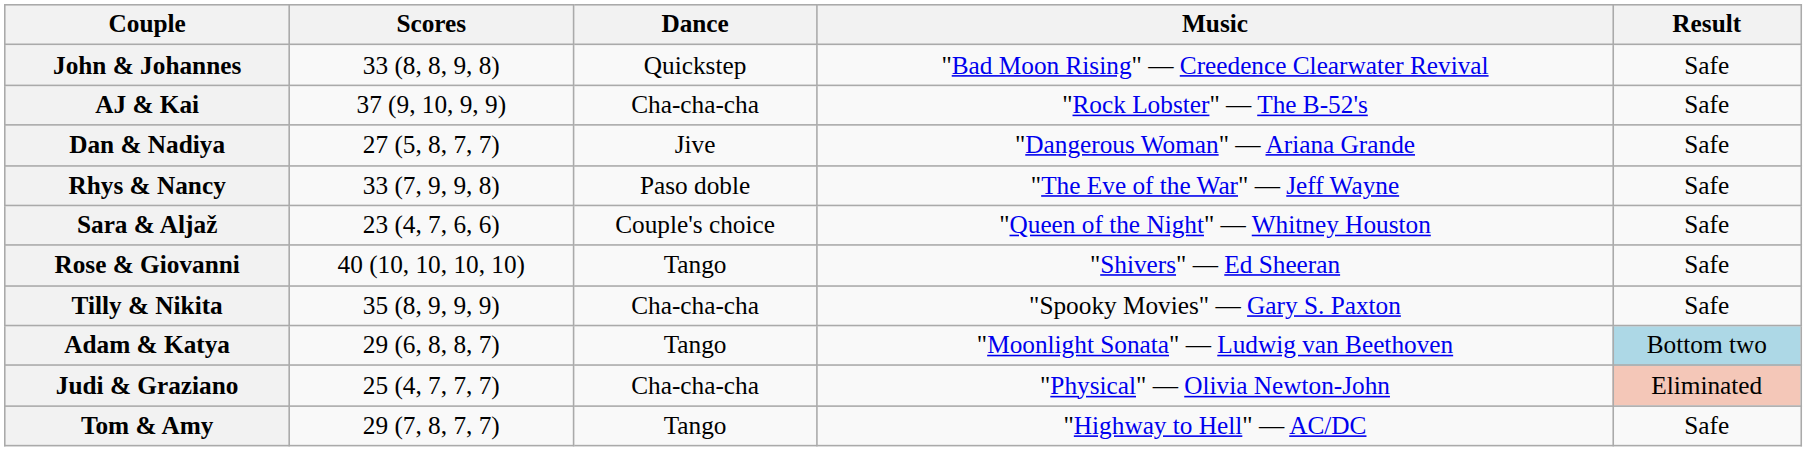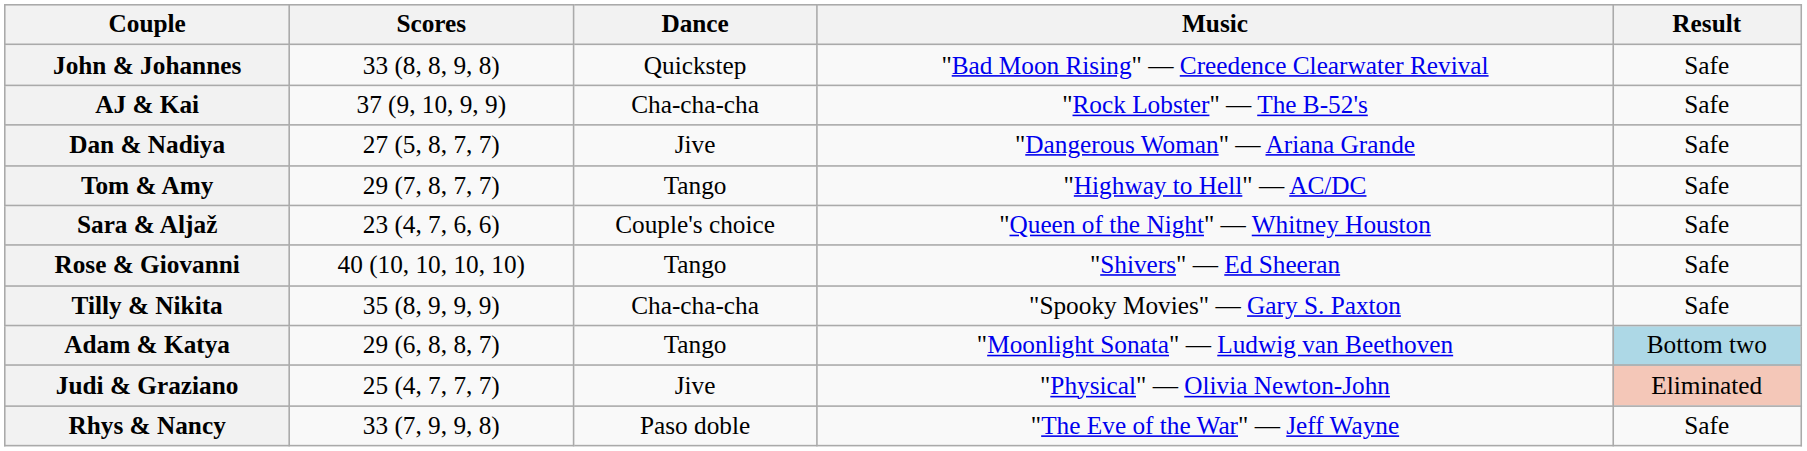rows swapped: (147, 184) <-> (147, 425)
(695, 385) Cha-cha-cha -> (695, 385) Jive
